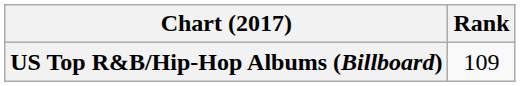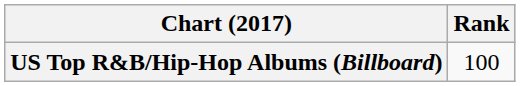(481, 61) 109 -> (481, 61) 100
